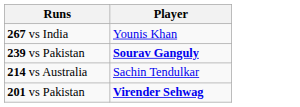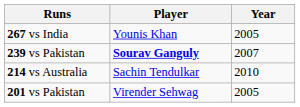+ column: (263, 14)
(158, 92) bold -> (156, 92) normal
